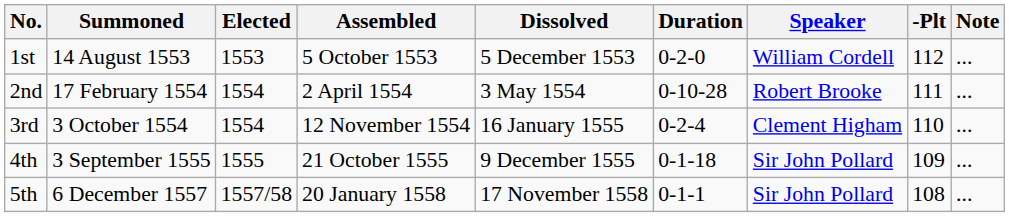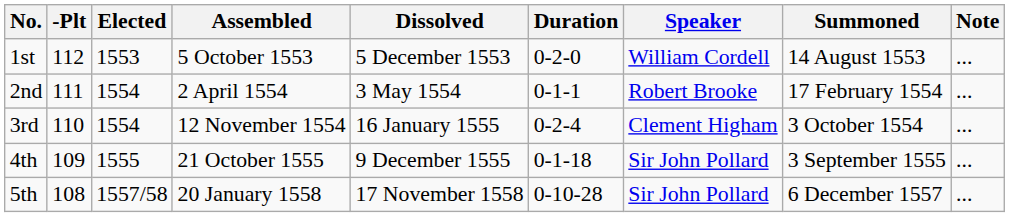columns swapped: (132, 21) <-> (929, 21)
(693, 90) 0-10-28 -> (557, 90) 0-1-1
(682, 194) 0-1-1 -> (568, 194) 0-10-28
